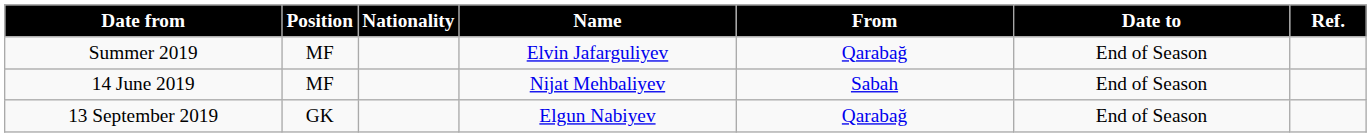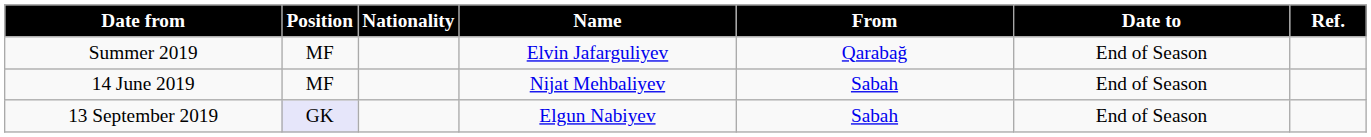(320, 116) no background -> (320, 116) lavender background
(875, 116) Qarabağ -> (875, 116) Sabah
